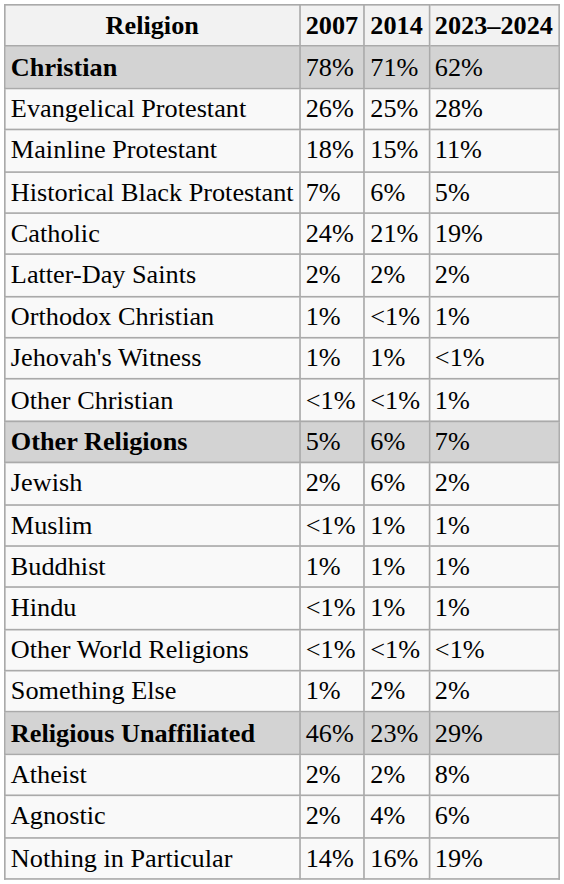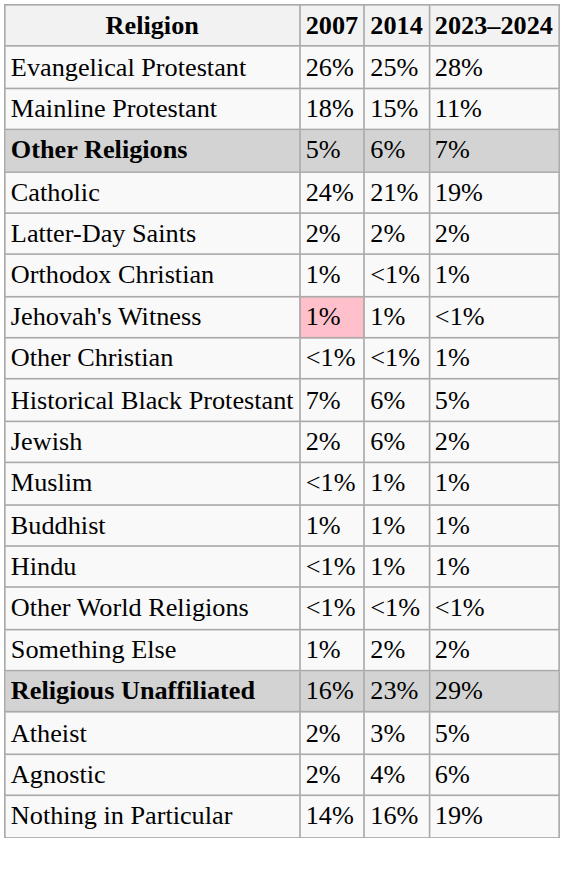- row: (64, 66)
rows swapped: (152, 191) <-> (99, 441)
(323, 358) no background -> (323, 316) pink background
(330, 732) 46% -> (330, 691) 16%
(388, 774) 2% -> (388, 732) 3%
(452, 774) 8% -> (452, 732) 5%
